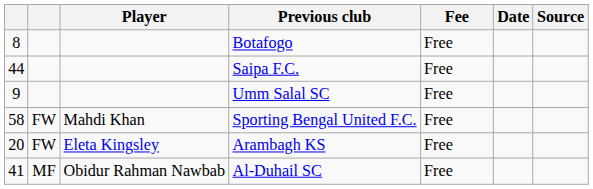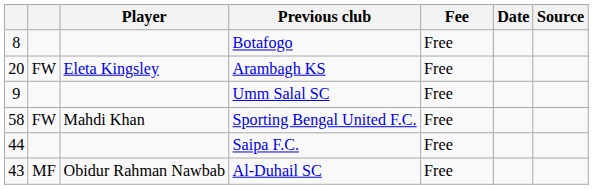rows swapped: (266, 68) <-> (279, 145)
(16, 171) 41 -> (16, 171) 43
